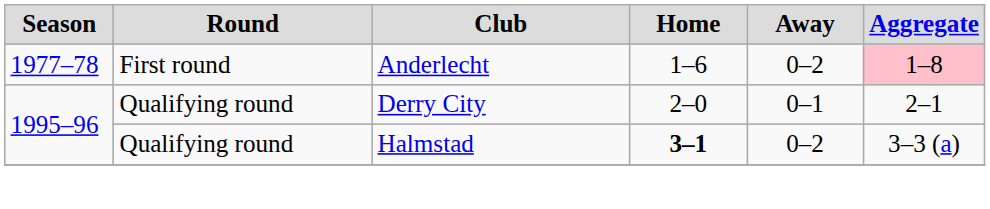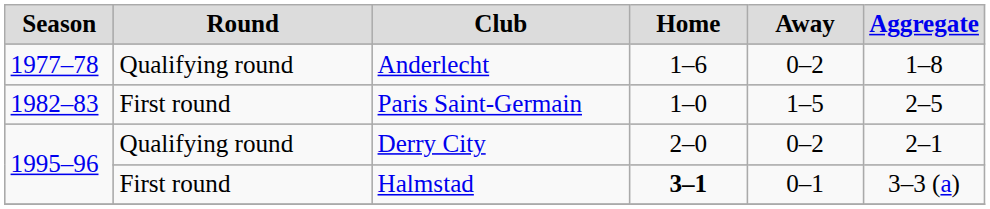(175, 64) First round -> (206, 64) Qualifying round
(924, 64) pink background -> (924, 64) no background
+ row: (480, 104)
(805, 104) 0–1 -> (805, 143) 0–2
(206, 143) Qualifying round -> (175, 183) First round
(805, 143) 0–2 -> (805, 183) 0–1
